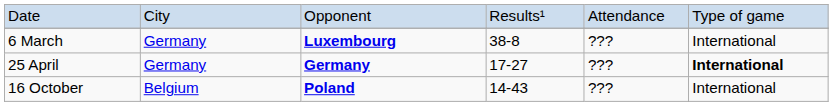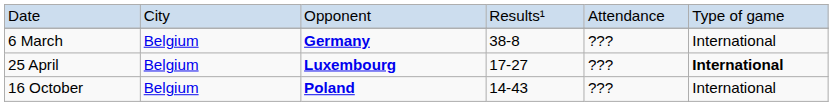(175, 40) Germany -> (171, 40) Belgium
(350, 40) Luxembourg -> (337, 40) Germany
(175, 64) Germany -> (171, 64) Belgium
(337, 64) Germany -> (350, 64) Luxembourg
